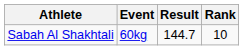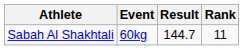(220, 35) 10 -> (220, 35) 11
